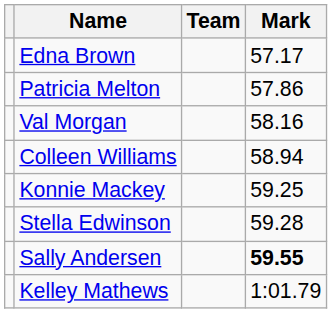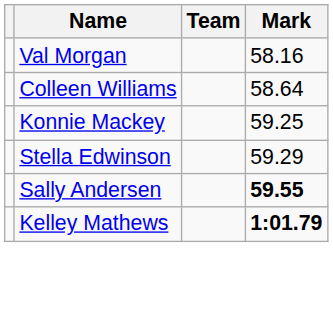- row: (77, 55)
- row: (90, 88)
(277, 156) 58.94 -> (277, 88) 58.64
(277, 223) 59.28 -> (277, 156) 59.29
(286, 291) normal -> (286, 223) bold
